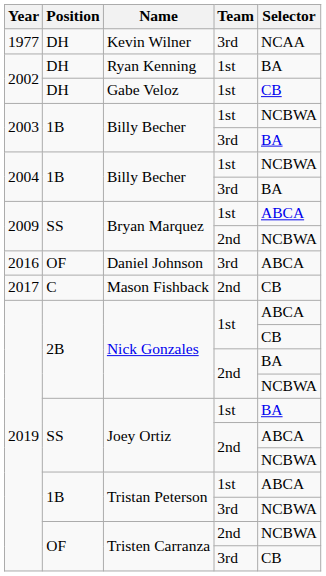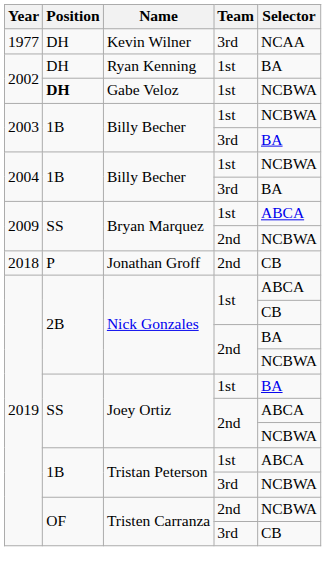(57, 90) normal -> (58, 90) bold
(271, 90) CB -> (289, 90) NCBWA
- row: (155, 262)
- row: (158, 287)
+ row: (154, 262)
